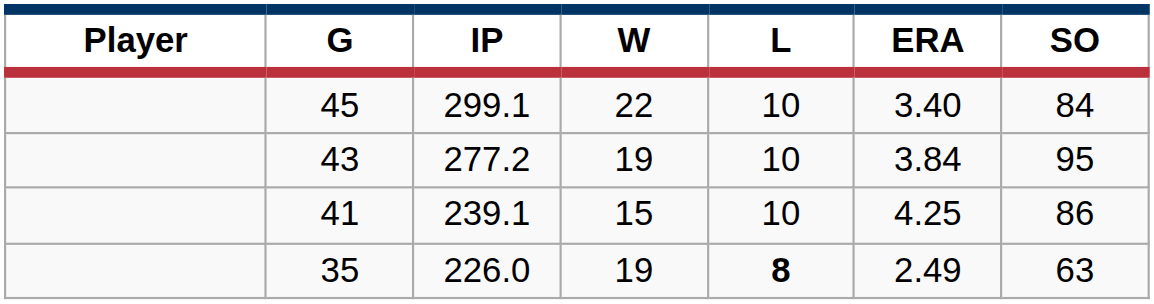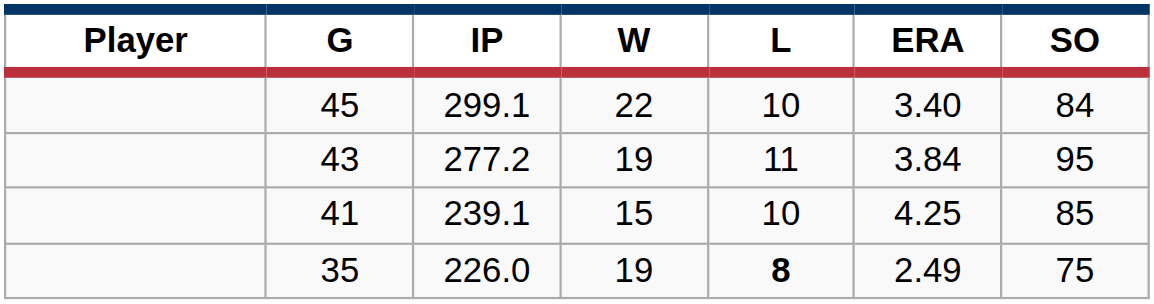(781, 159) 10 -> (781, 159) 11
(1075, 214) 86 -> (1075, 214) 85
(1075, 269) 63 -> (1075, 269) 75
